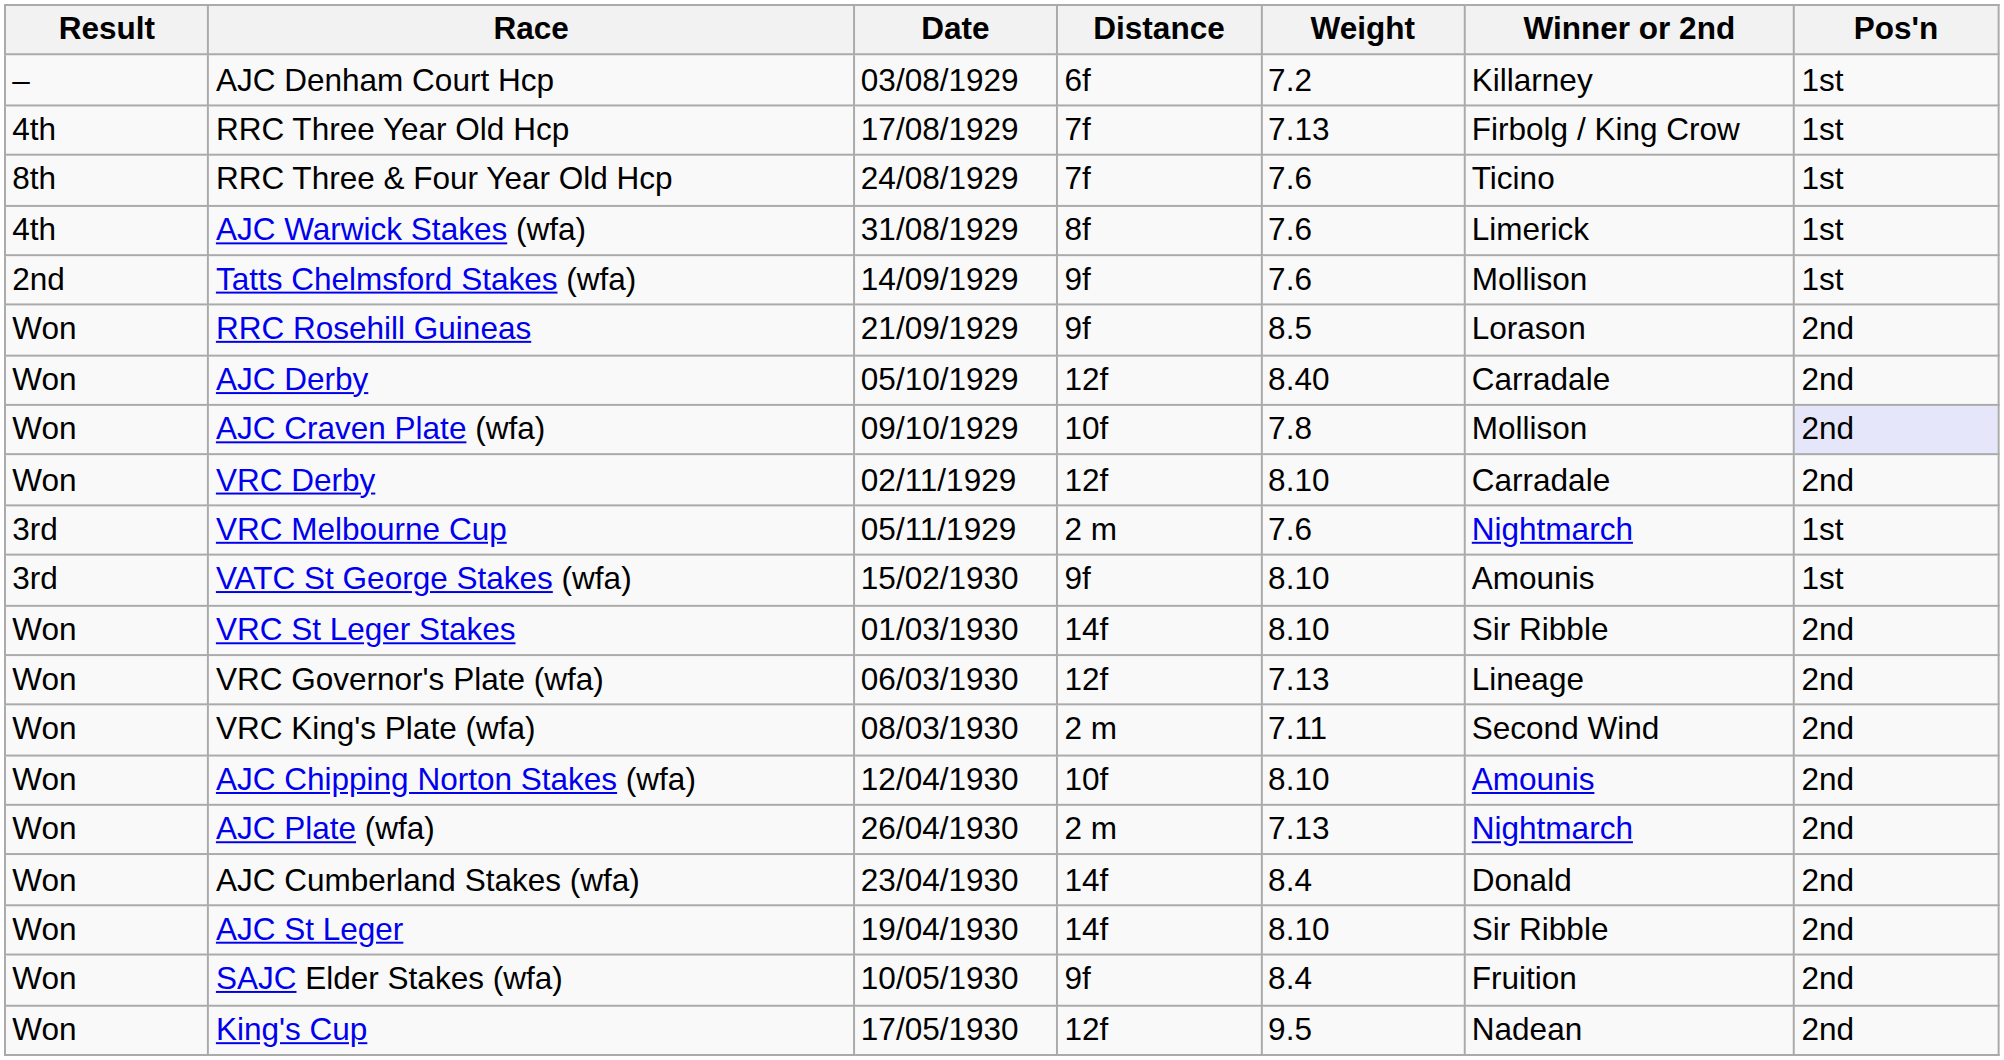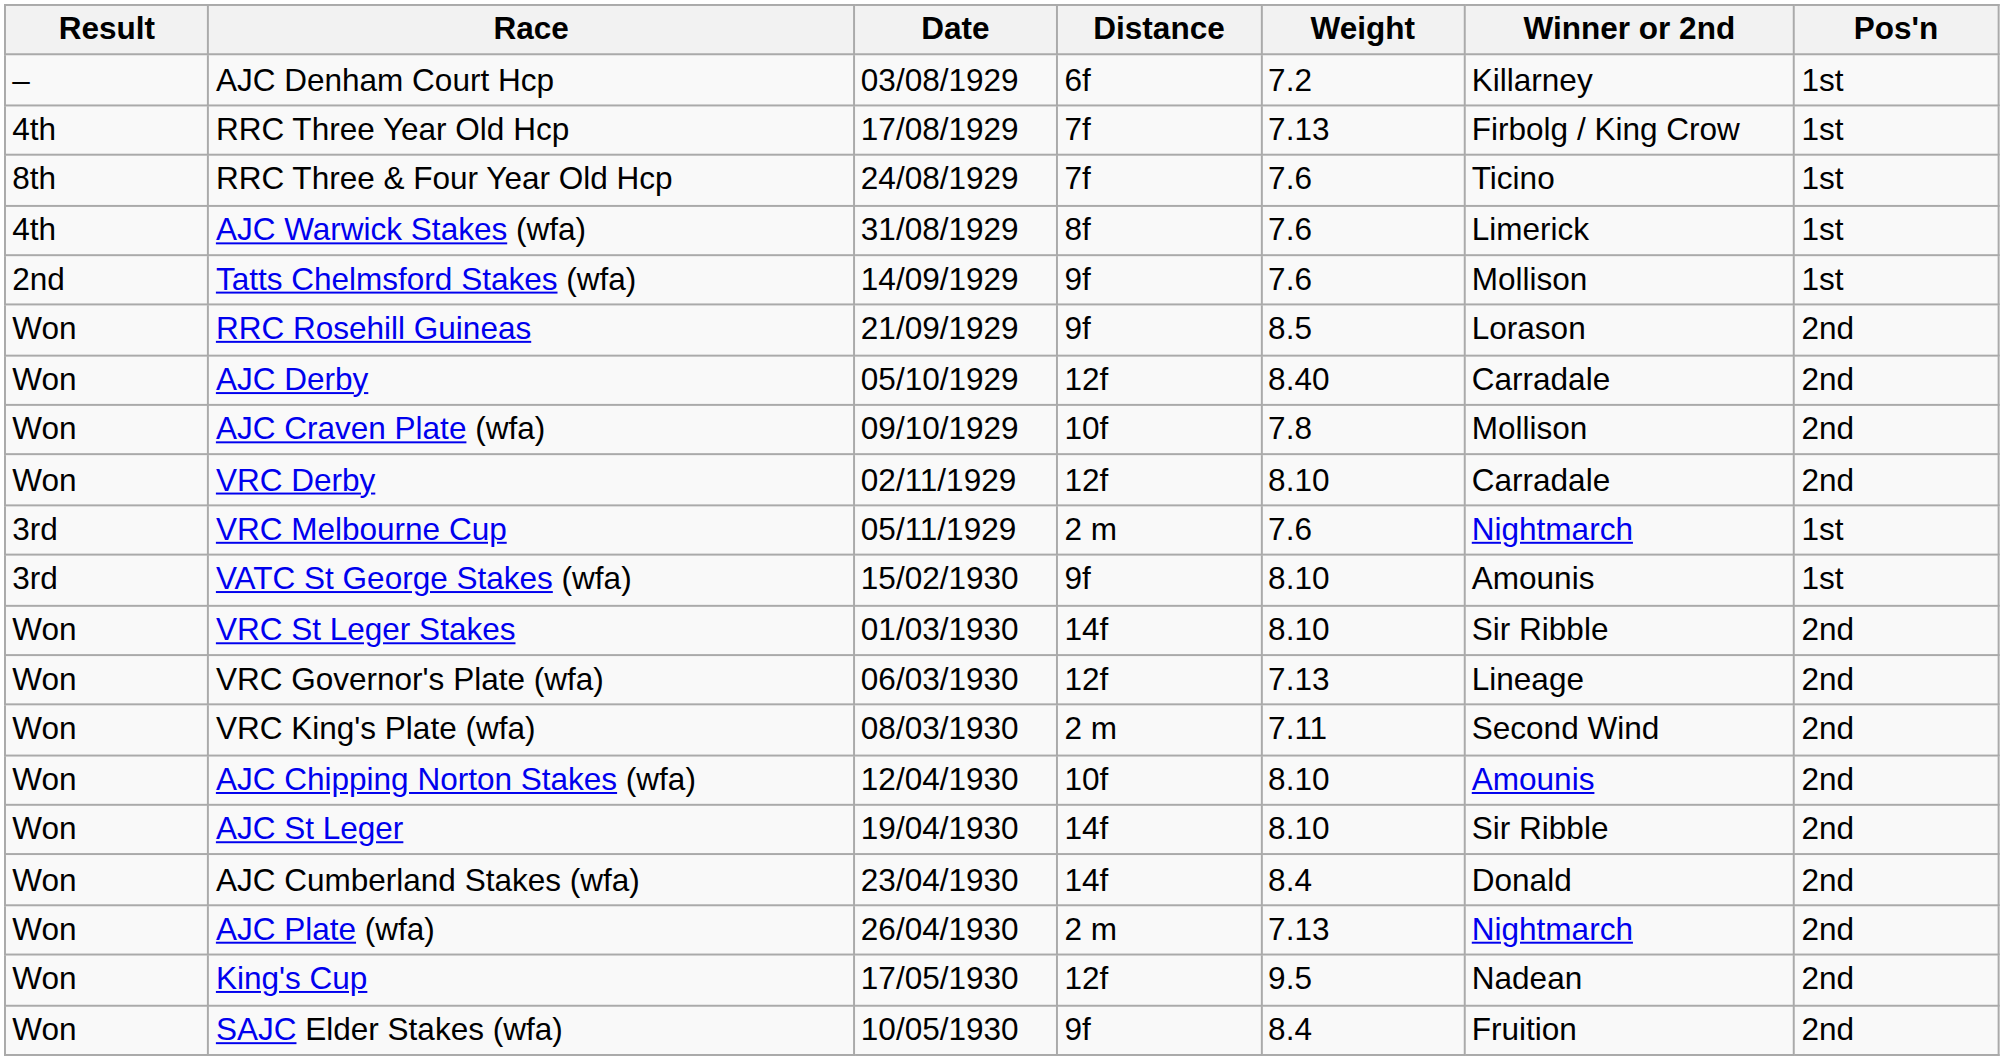(1828, 429) lavender background -> (1828, 429) no background
rows swapped: (310, 929) <-> (325, 829)
rows swapped: (389, 979) <-> (292, 1029)
